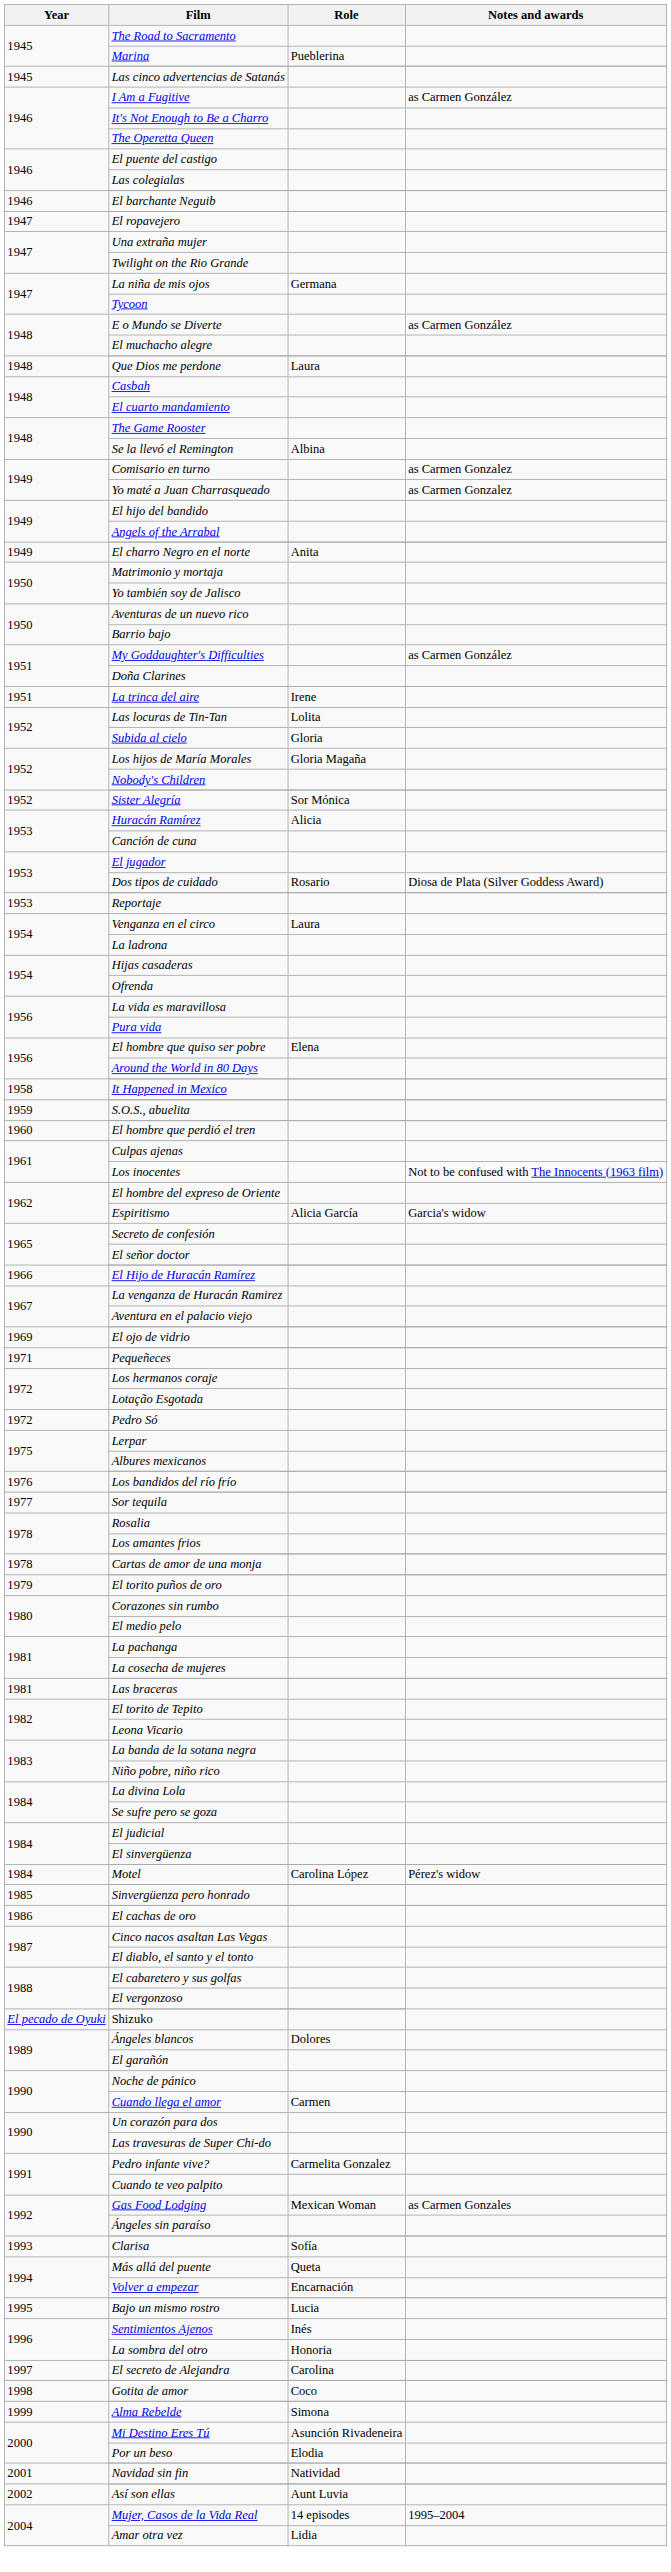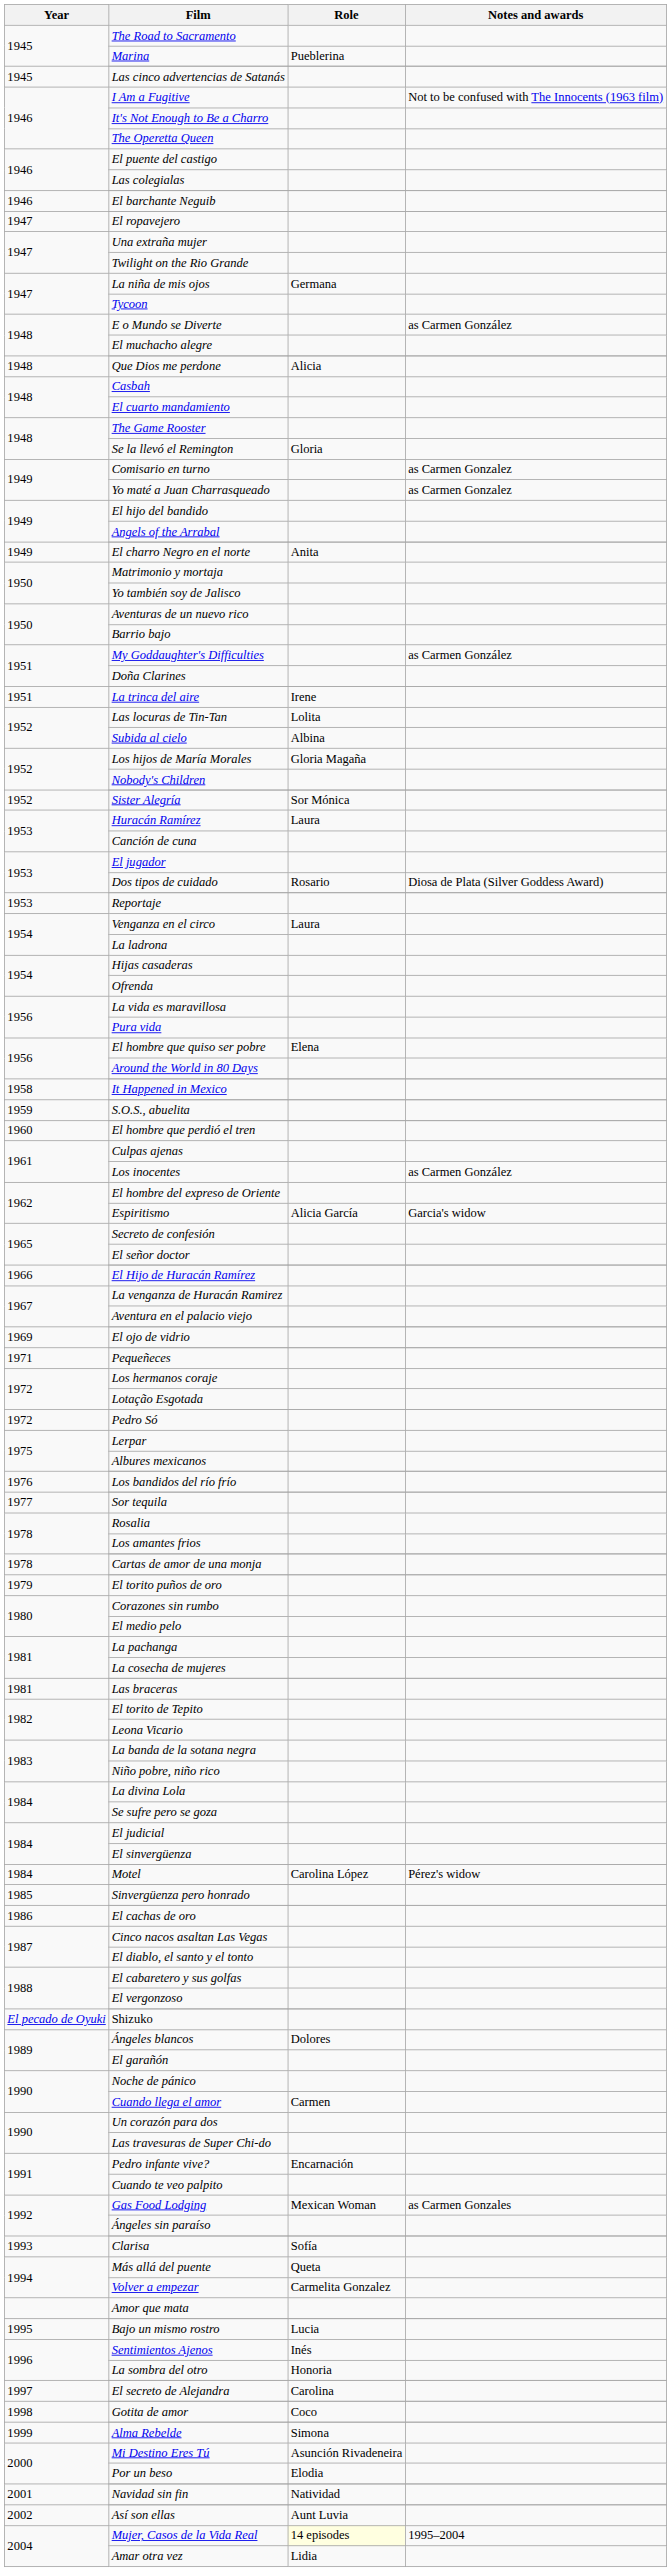(460, 97) as Carmen González -> (536, 97) Not to be confused with The Innocents (1963 film)
(305, 366) Laura -> (306, 366) Alicia
(308, 449) Albina -> (307, 449) Gloria
(307, 738) Gloria -> (308, 738) Albina
(306, 821) Alicia -> (305, 821) Laura
(536, 1172) Not to be confused with The Innocents (1963 film) -> (460, 1172) as Carmen González
(341, 2164) Carmelita Gonzalez -> (322, 2164) Encarnación
(322, 2288) Encarnación -> (341, 2288) Carmelita Gonzalez
+ row: (57, 2309)
(320, 2515) no background -> (320, 2536) lightyellow background
